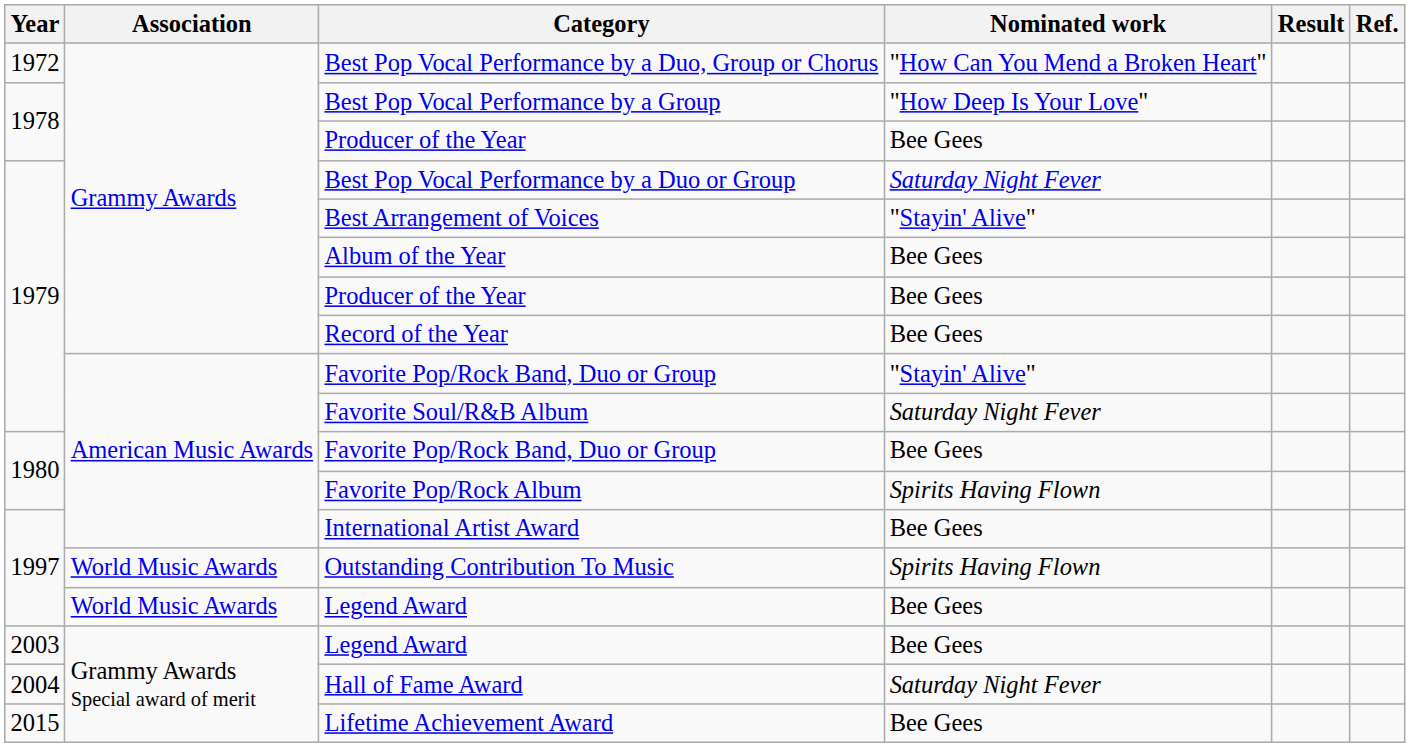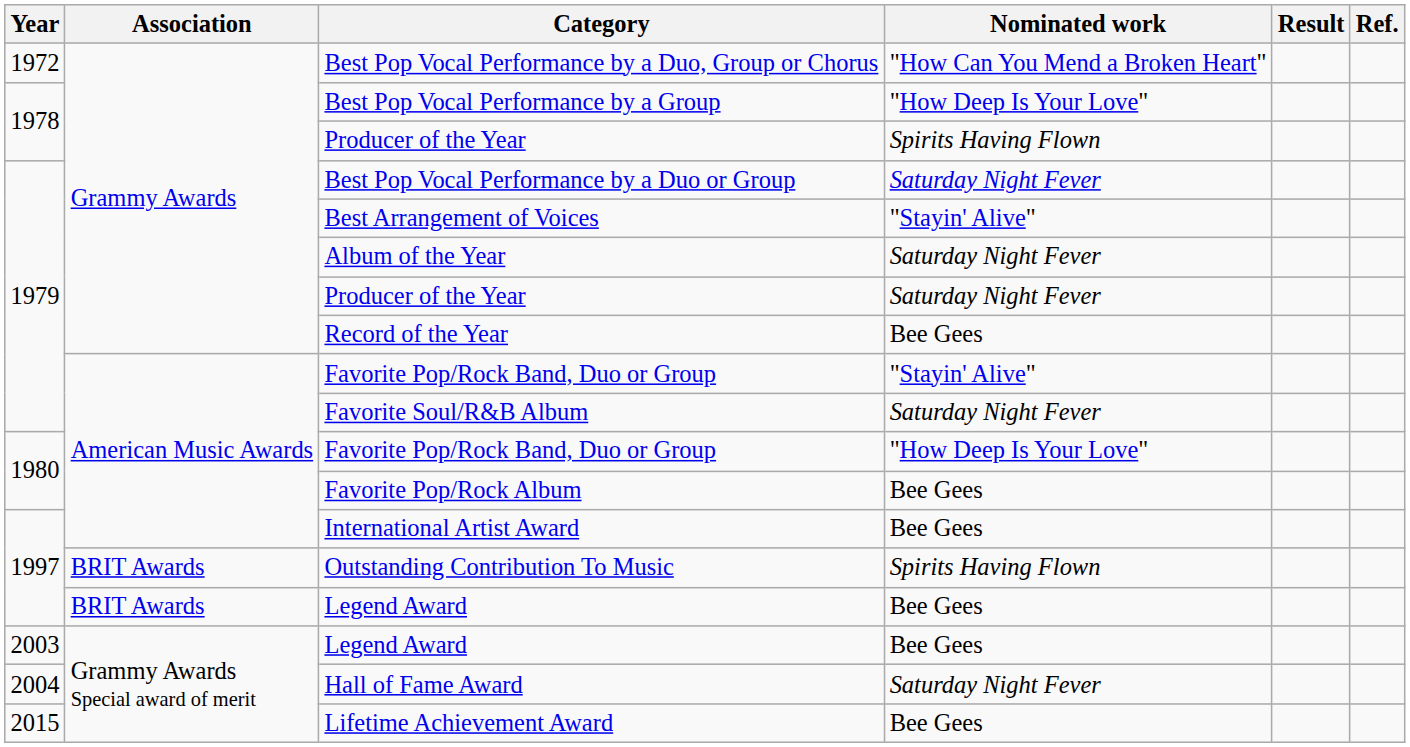(936, 140) Bee Gees -> (995, 140) Spirits Having Flown
(936, 256) Bee Gees -> (995, 256) Saturday Night Fever
(936, 295) Bee Gees -> (995, 295) Saturday Night Fever
(936, 450) Bee Gees -> (1019, 450) "How Deep Is Your Love"
(995, 489) Spirits Having Flown -> (936, 489) Bee Gees
(174, 567) World Music Awards -> (138, 567) BRIT Awards
(174, 606) World Music Awards -> (138, 606) BRIT Awards
